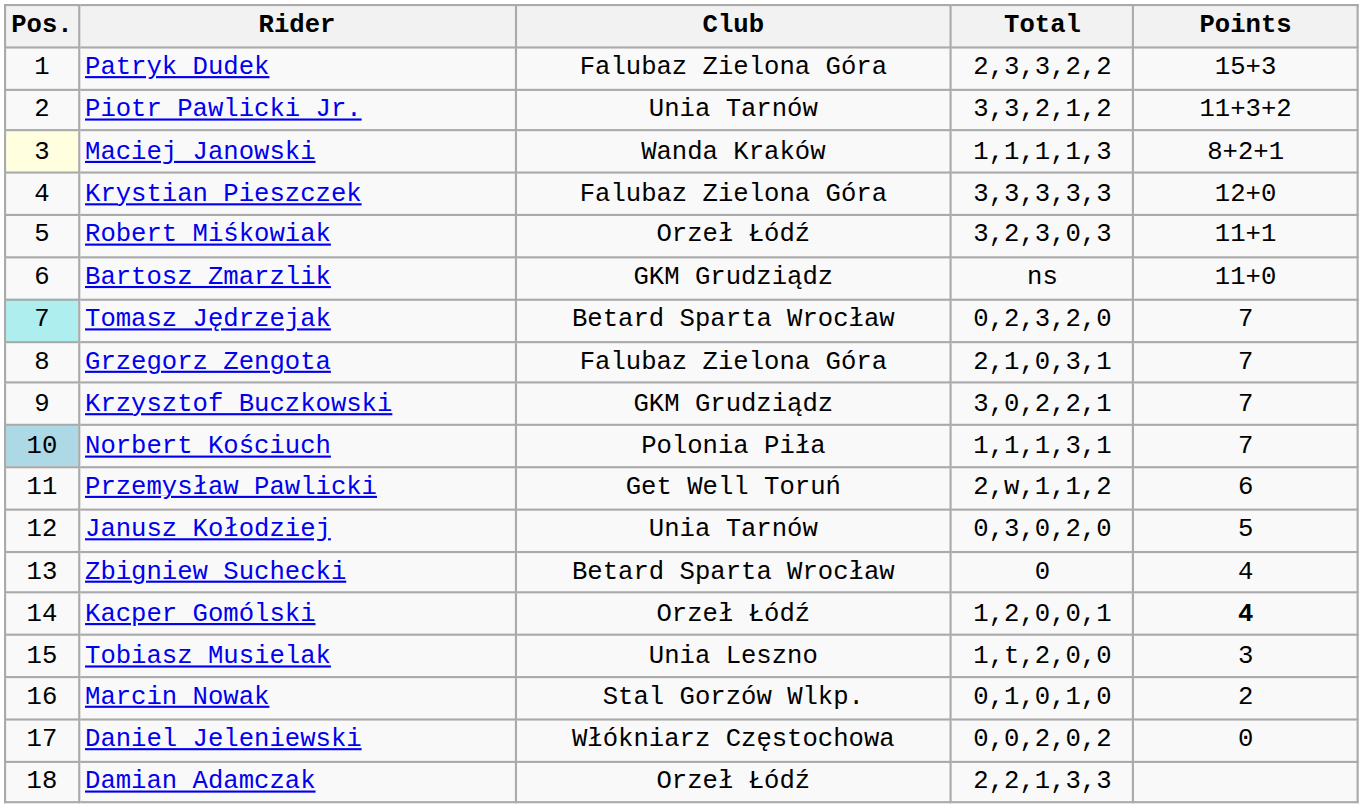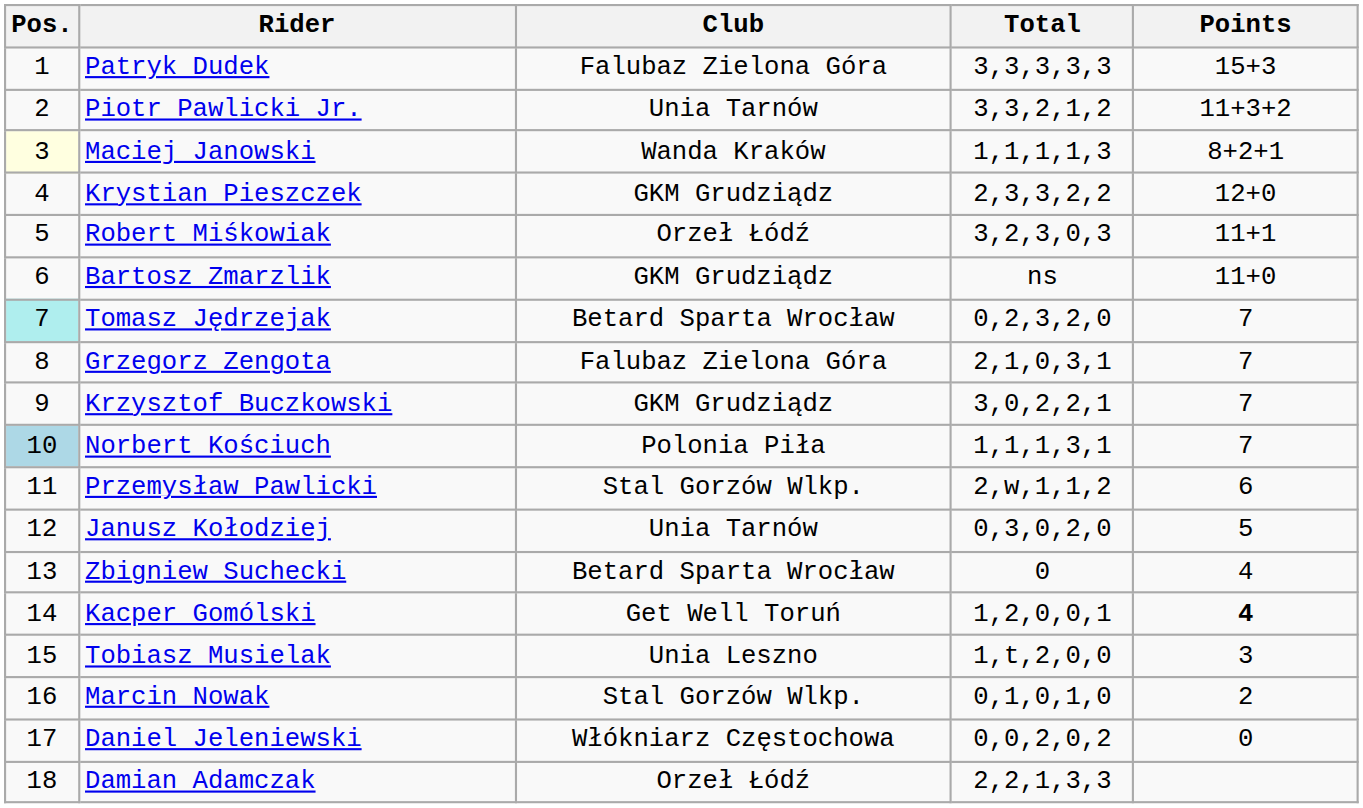(1042, 68) 2,3,3,2,2 -> (1042, 68) 3,3,3,3,3
(733, 194) Falubaz Zielona Góra -> (733, 194) GKM Grudziądz
(1042, 194) 3,3,3,3,3 -> (1042, 194) 2,3,3,2,2
(733, 488) Get Well Toruń -> (733, 488) Stal Gorzów Wlkp.
(733, 614) Orzeł Łódź -> (733, 614) Get Well Toruń
